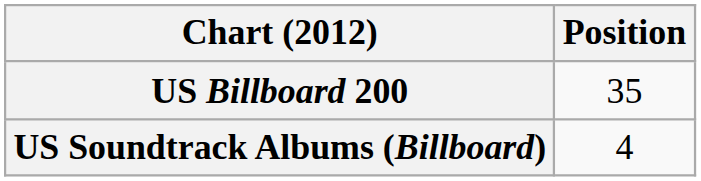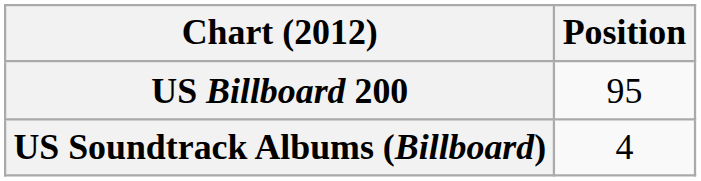(624, 89) 35 -> (624, 89) 95
